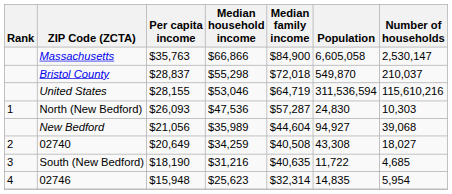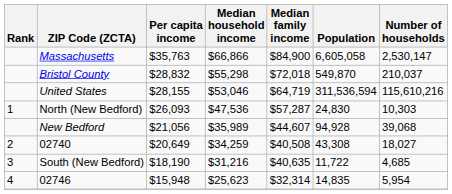(169, 74) $28,837 -> (169, 74) $28,832
(290, 127) $44,604 -> (290, 127) $44,607
(332, 127) 94,927 -> (332, 127) 94,928
